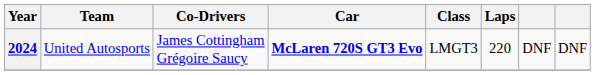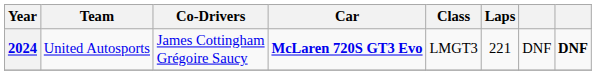(500, 49) 220 -> (500, 49) 221
(573, 49) normal -> (573, 49) bold
